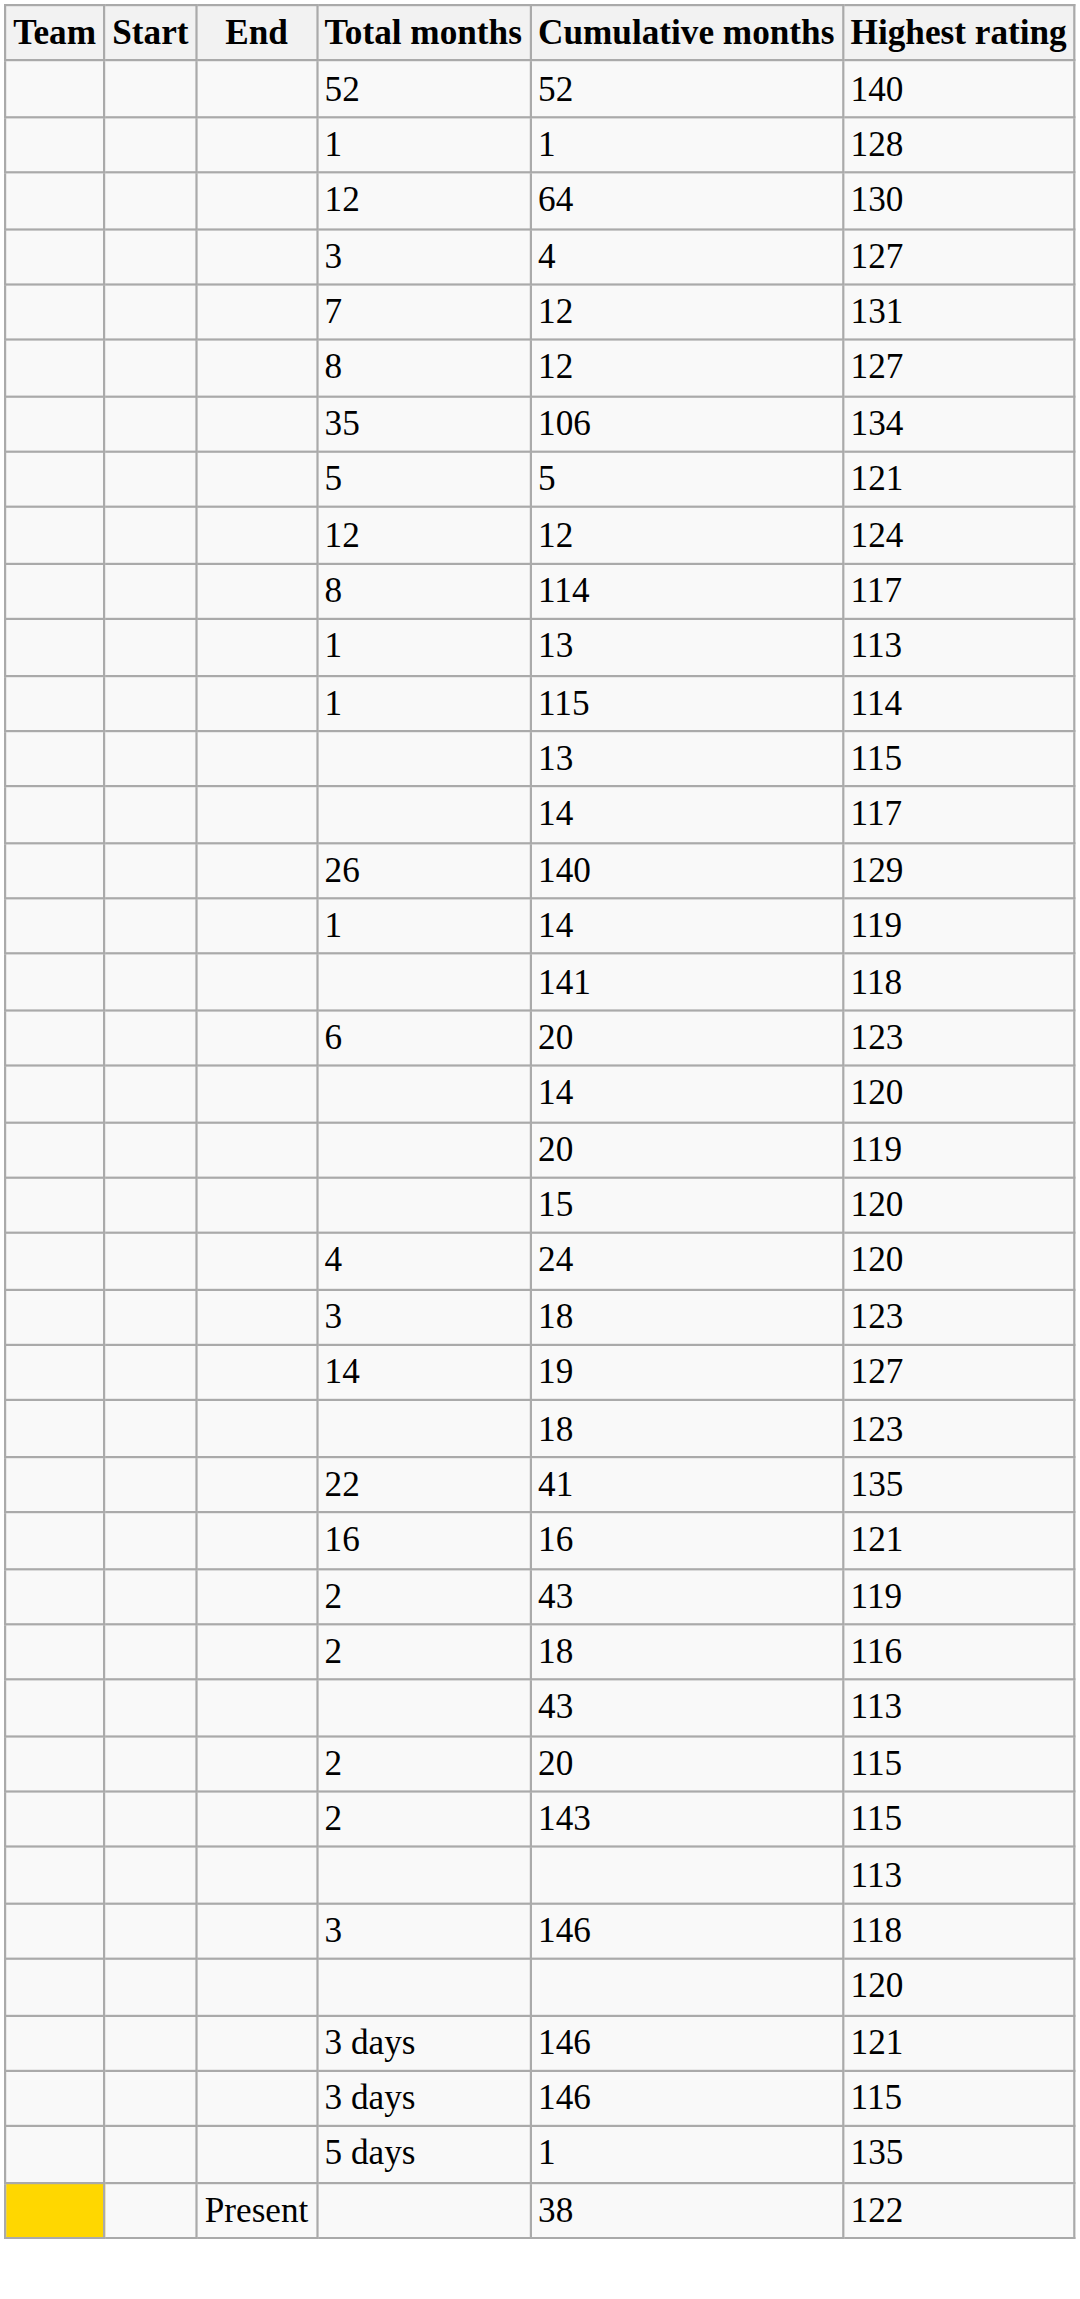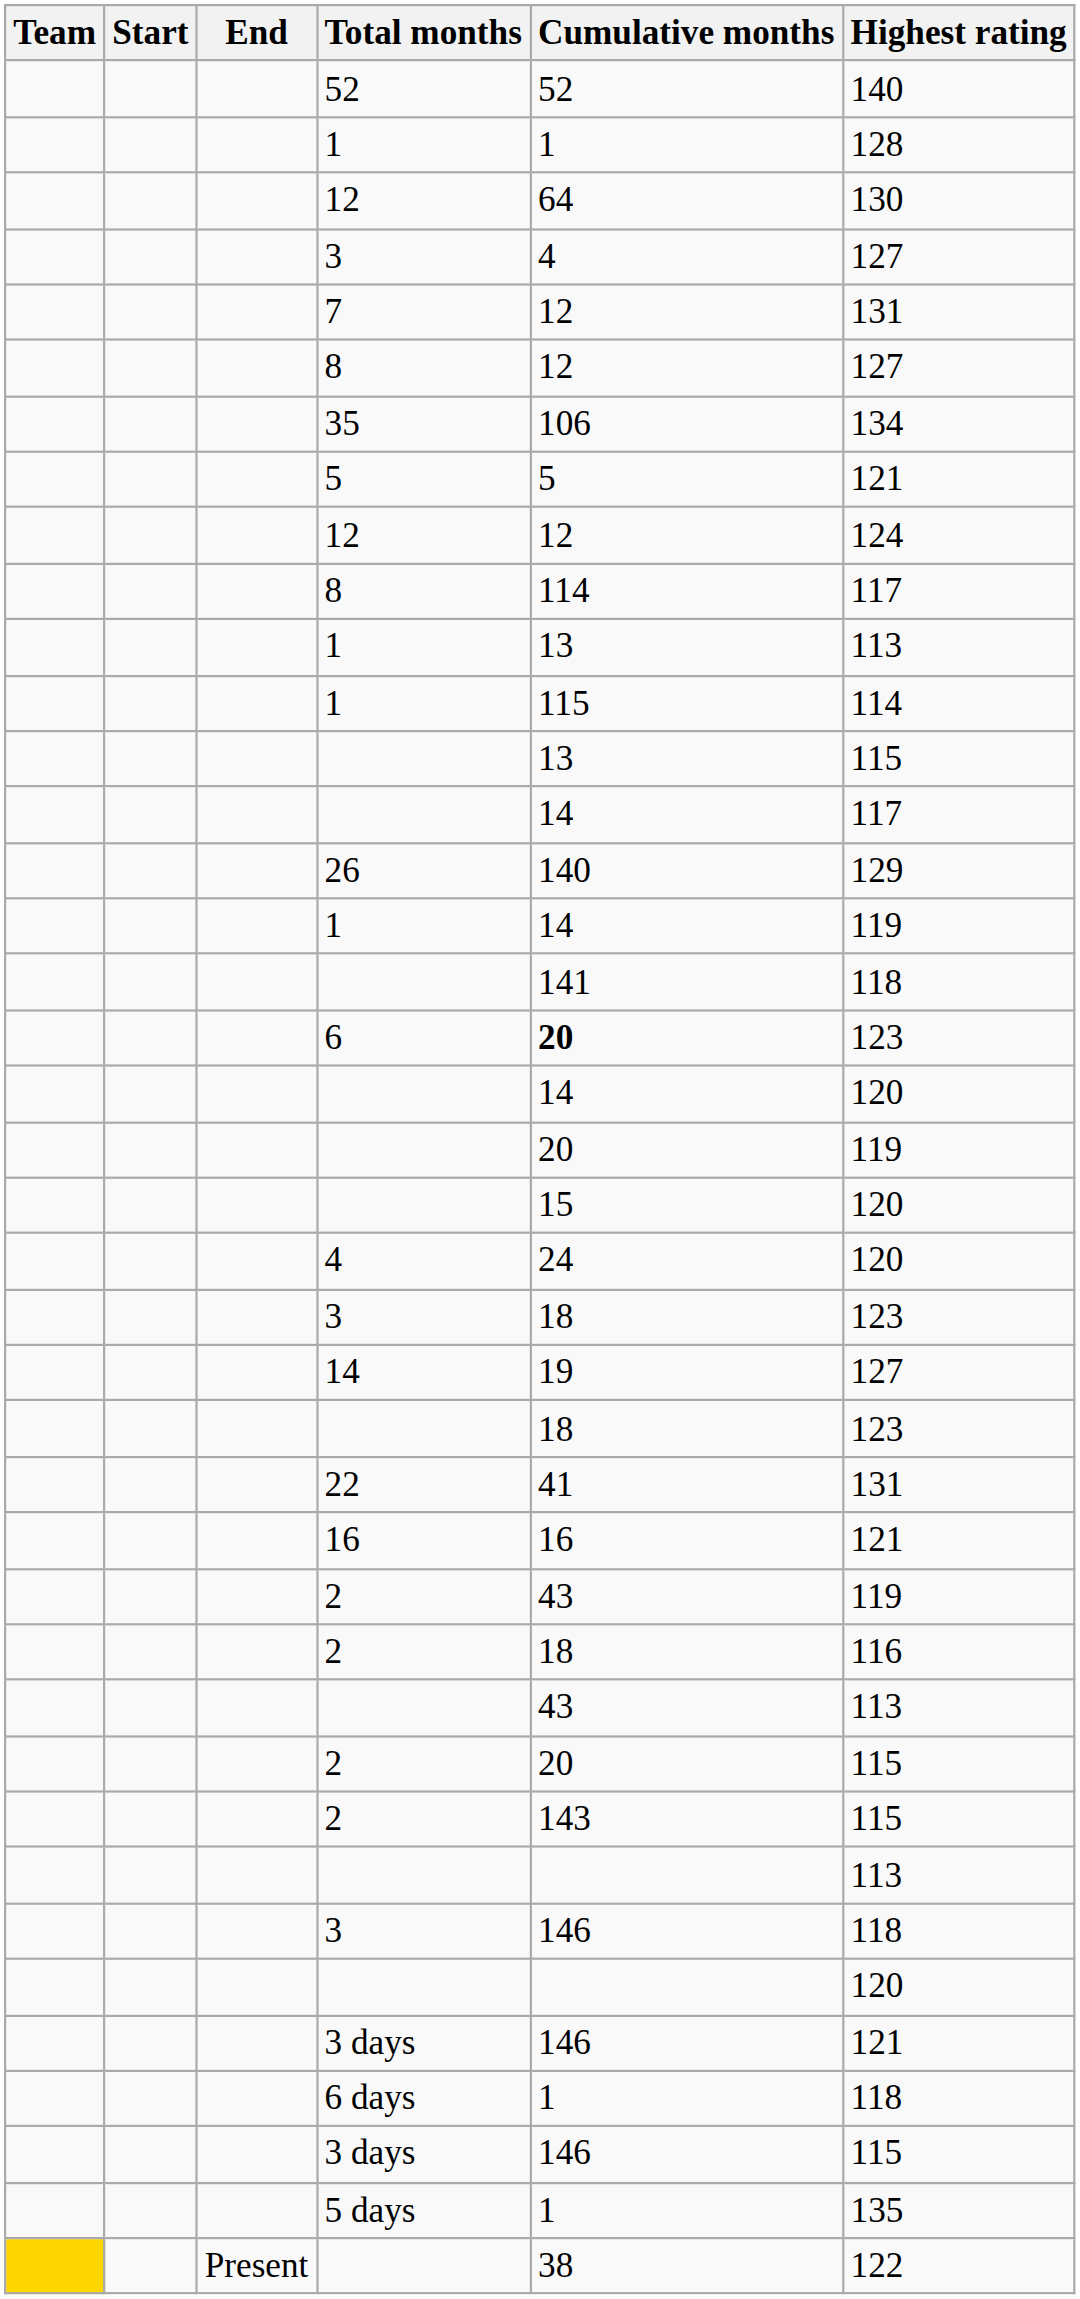(556, 1037) normal -> (556, 1037) bold
(877, 1483) 135 -> (877, 1483) 131
+ row: (257, 2099)
